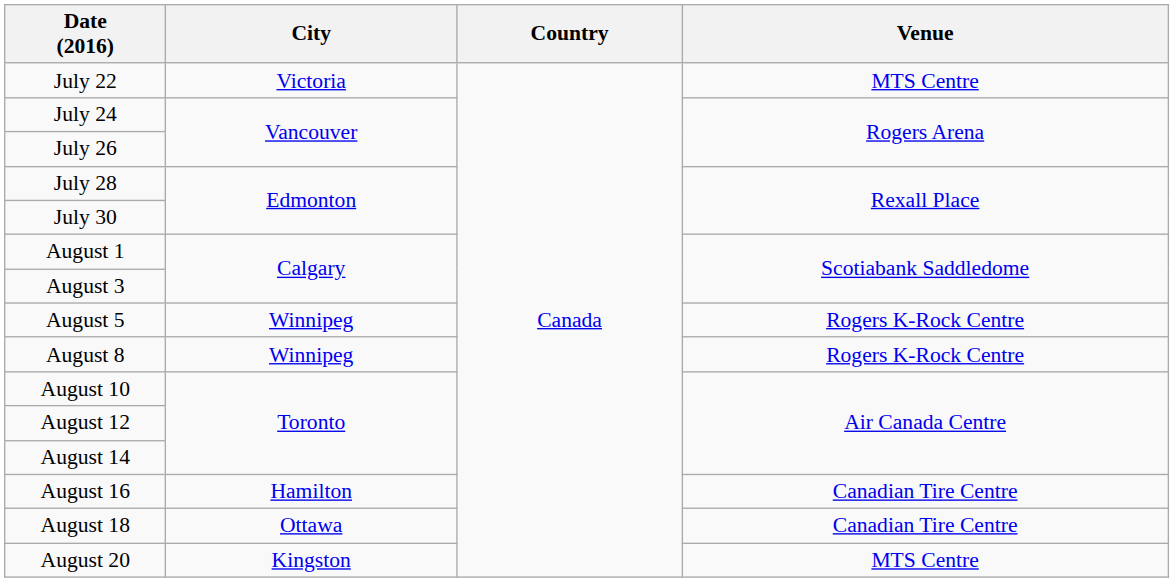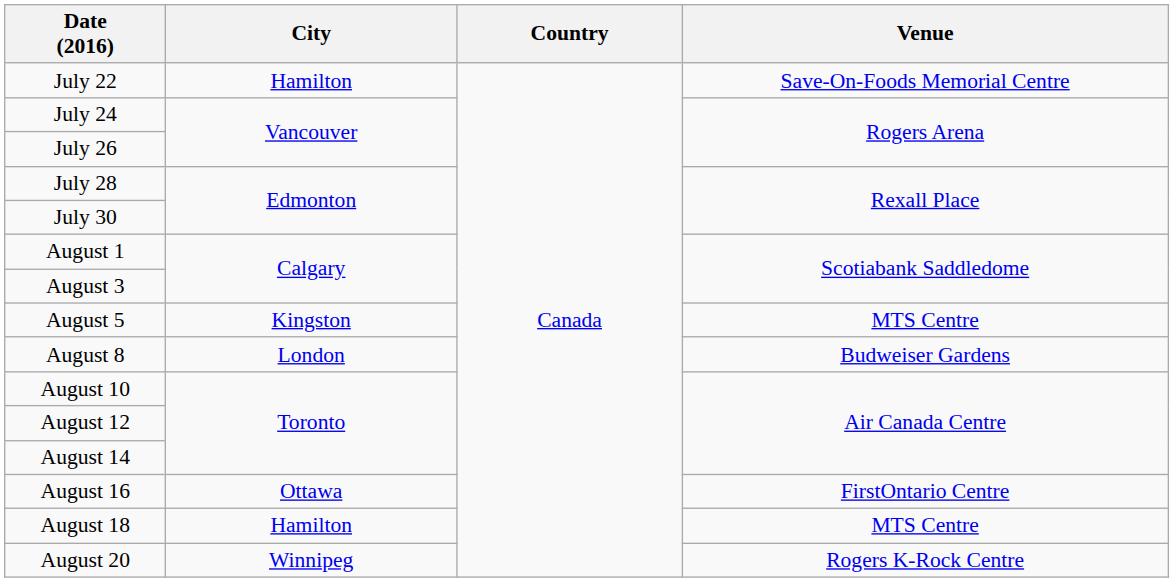(311, 80) Victoria -> (311, 80) Hamilton
(925, 80) MTS Centre -> (925, 80) Save-On-Foods Memorial Centre
(311, 319) Winnipeg -> (311, 319) Kingston
(925, 319) Rogers K-Rock Centre -> (925, 319) MTS Centre
(311, 354) Winnipeg -> (311, 354) London
(925, 354) Rogers K-Rock Centre -> (925, 354) Budweiser Gardens
(311, 491) Hamilton -> (311, 491) Ottawa
(925, 491) Canadian Tire Centre -> (925, 491) FirstOntario Centre
(311, 525) Ottawa -> (311, 525) Hamilton
(925, 525) Canadian Tire Centre -> (925, 525) MTS Centre
(311, 559) Kingston -> (311, 559) Winnipeg
(925, 559) MTS Centre -> (925, 559) Rogers K-Rock Centre
